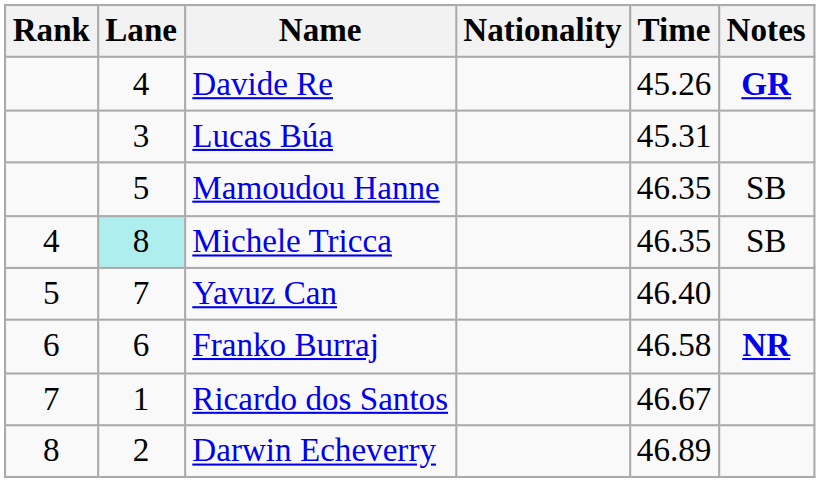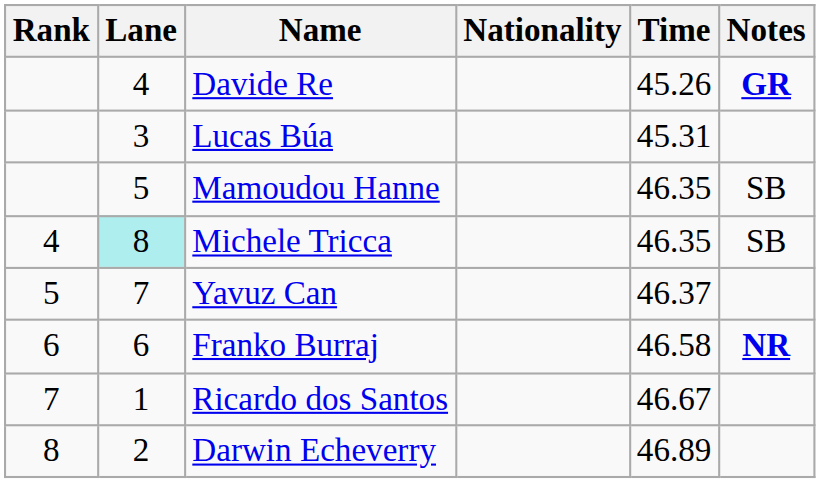(674, 293) 46.40 -> (674, 293) 46.37
